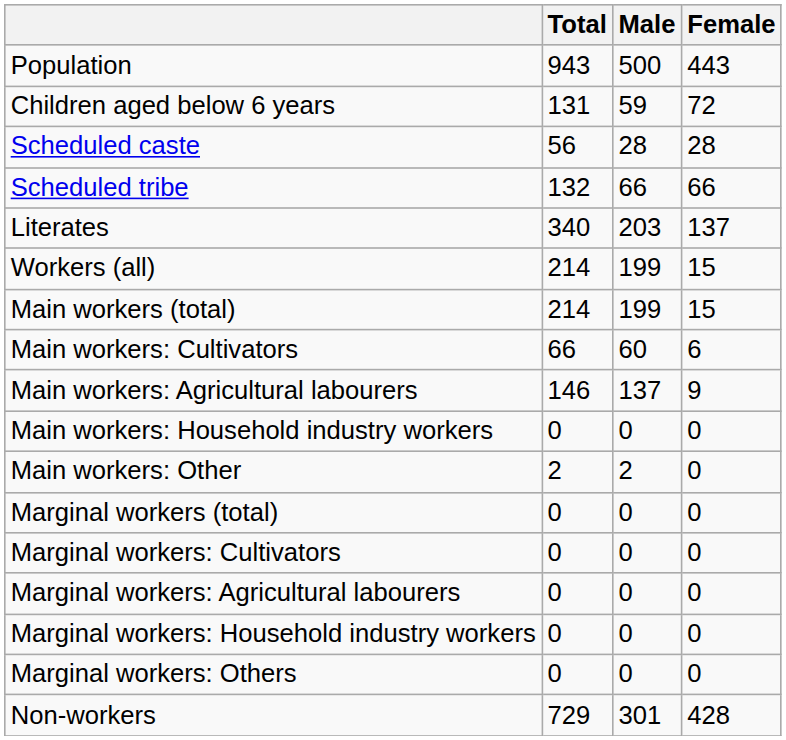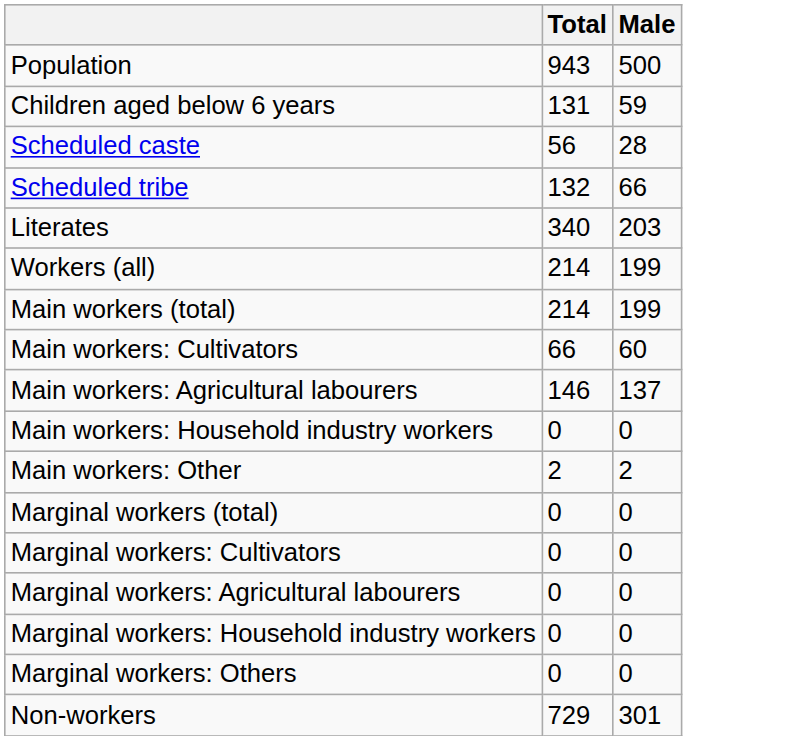- column: (731, 24)
